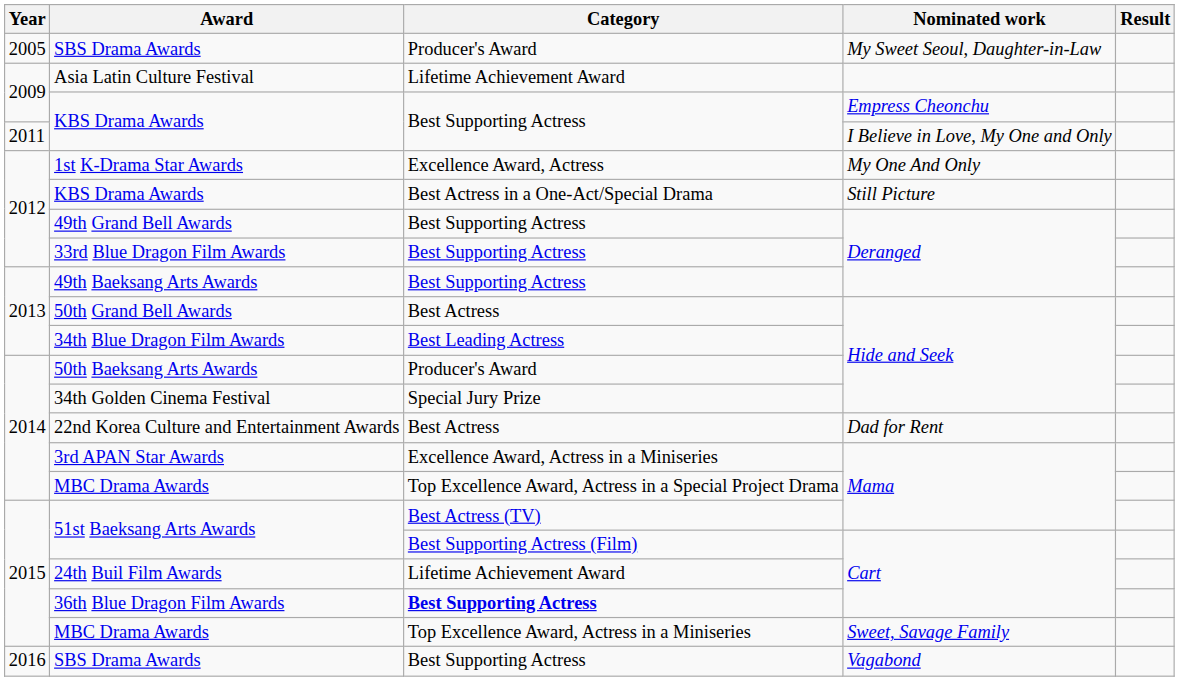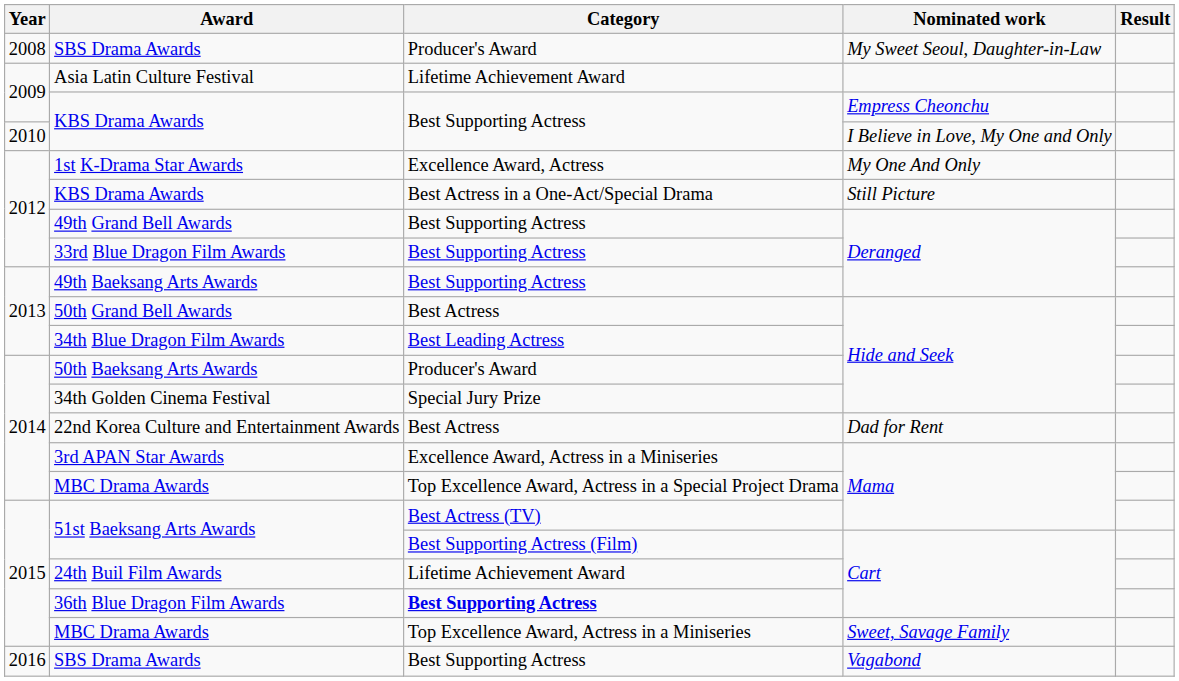(27, 48) 2005 -> (27, 48) 2008
(27, 135) 2011 -> (27, 135) 2010
